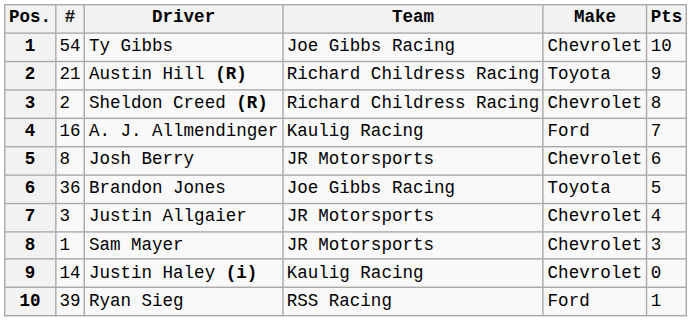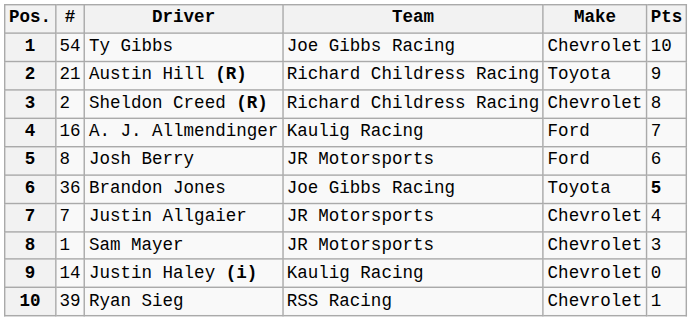(595, 161) Chevrolet -> (569, 161) Ford
(656, 189) normal -> (656, 189) bold
(65, 217) 3 -> (65, 217) 7
(569, 302) Ford -> (595, 302) Chevrolet
